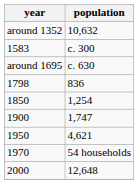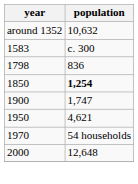- row: (35, 65)
(80, 100) normal -> (80, 83) bold
